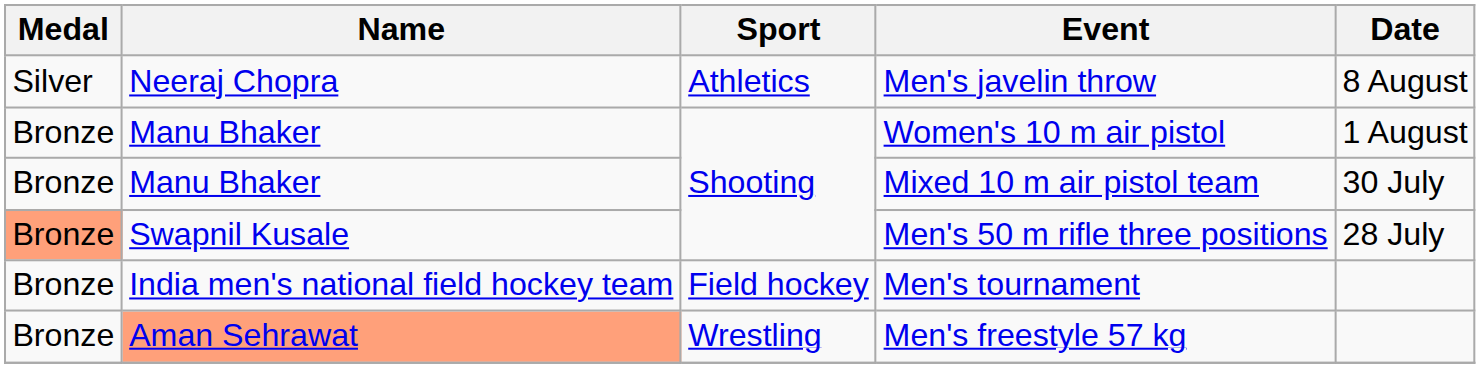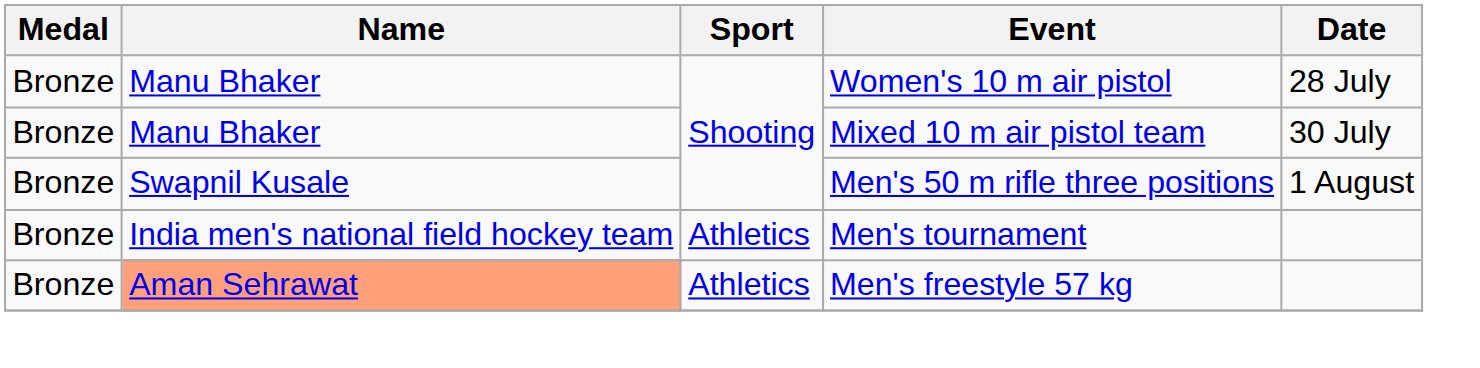- row: (1020, 81)
(1405, 132) 1 August -> (1340, 81) 28 July
(63, 234) lightsalmon background -> (63, 183) no background
(1393, 234) 28 July -> (1352, 183) 1 August
(778, 285) Field hockey -> (749, 234) Athletics
(755, 336) Wrestling -> (749, 285) Athletics
